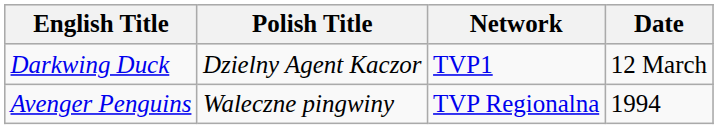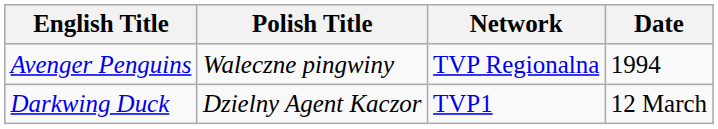rows swapped: (90, 63) <-> (101, 103)
